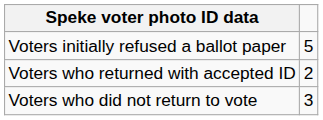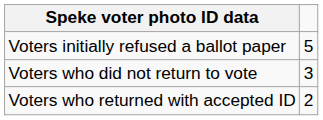rows swapped: (152, 73) <-> (133, 100)
